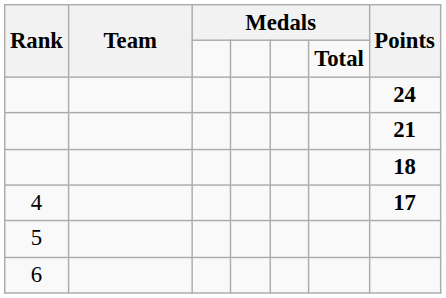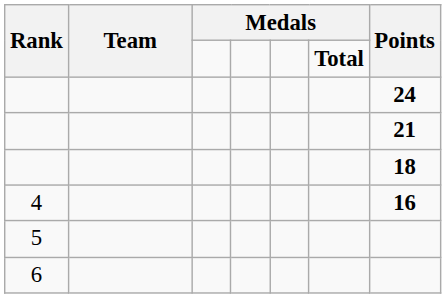(405, 202) 17 -> (405, 202) 16
